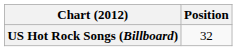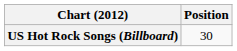(206, 35) 32 -> (206, 35) 30
